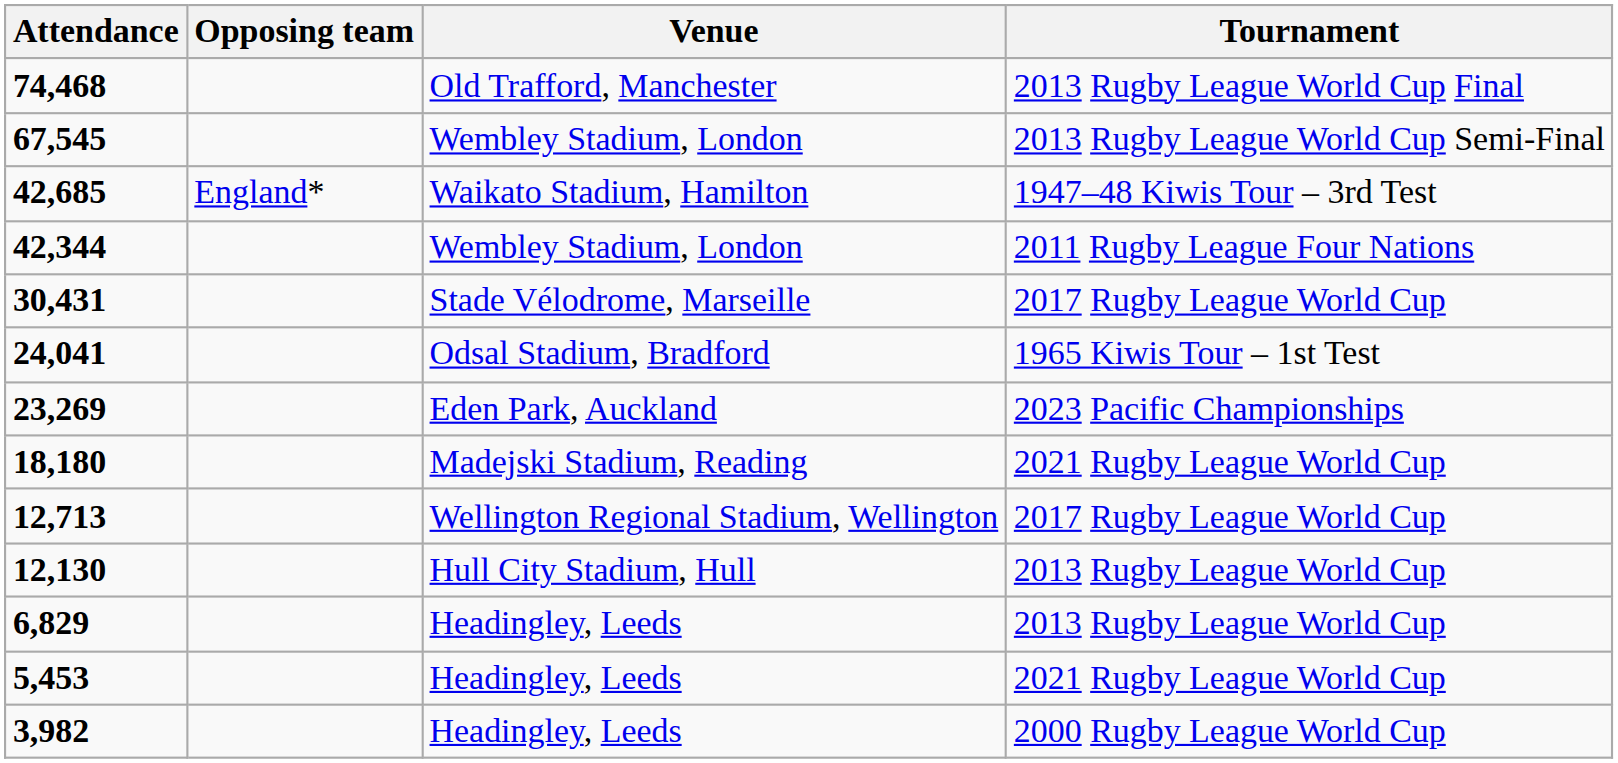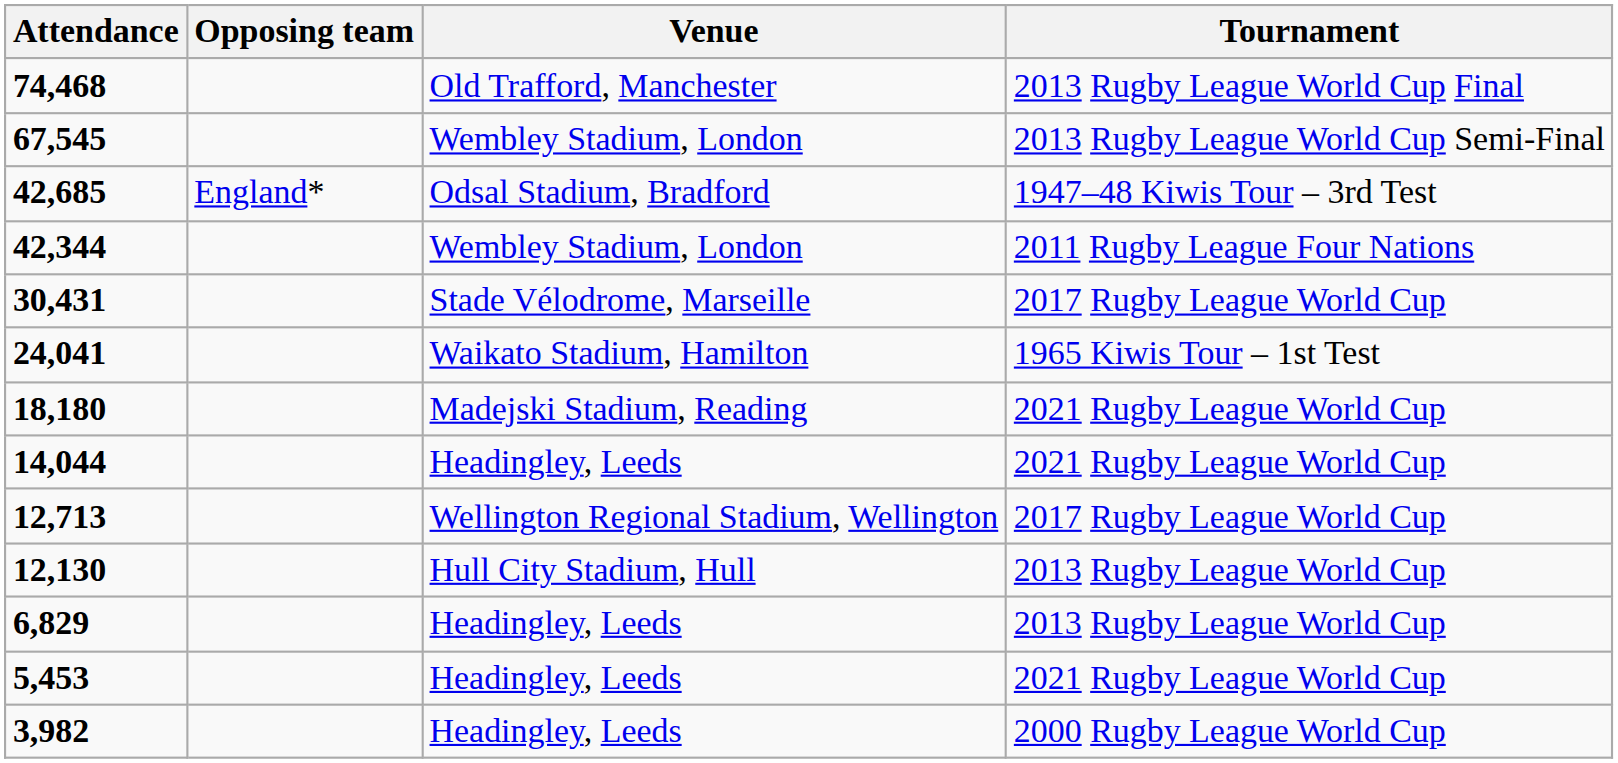(619, 192) Waikato Stadium, Hamilton -> (600, 192) Odsal Stadium, Bradford
(600, 354) Odsal Stadium, Bradford -> (619, 354) Waikato Stadium, Hamilton
- row: (60, 407)
+ row: (60, 461)
